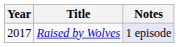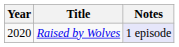(19, 33) 2017 -> (19, 33) 2020
